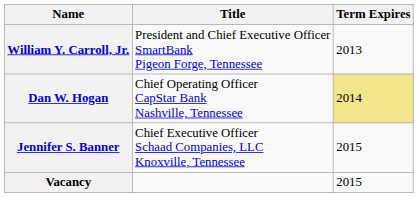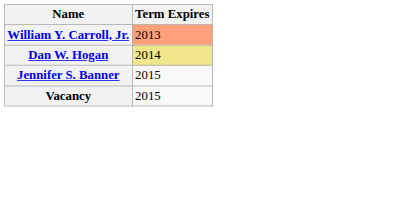- column: (233, 14)
(349, 49) no background -> (148, 34) lightsalmon background
